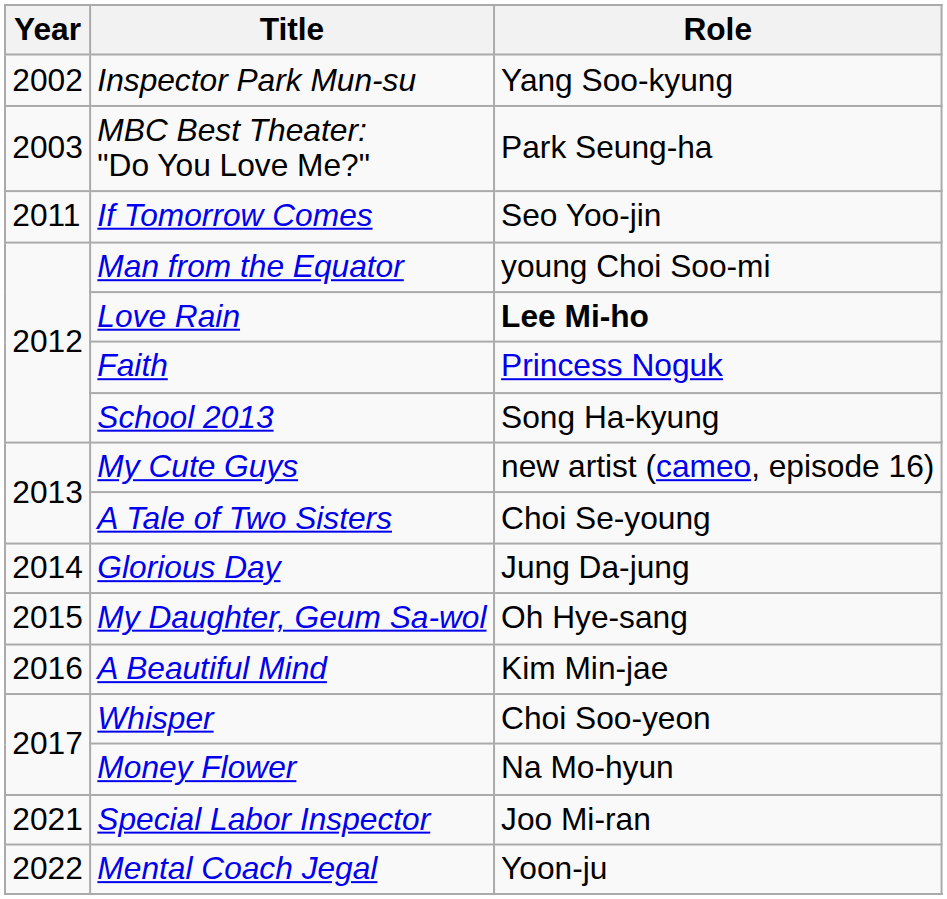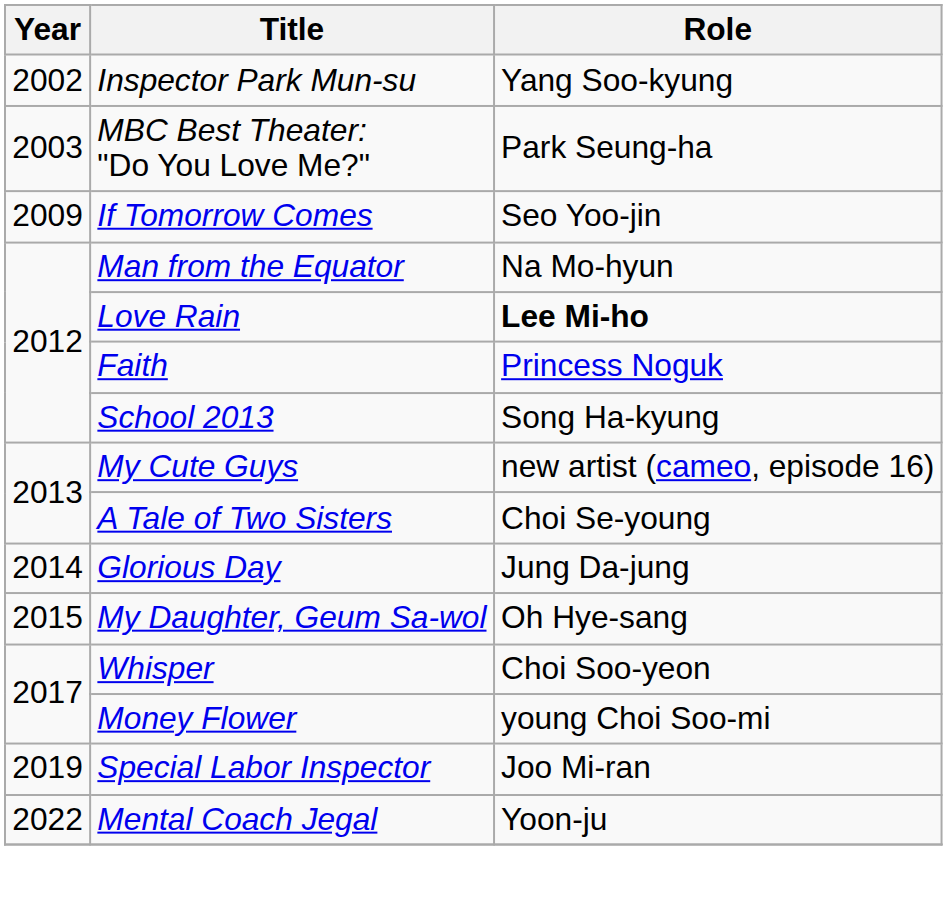(46, 215) 2011 -> (48, 215) 2009
(636, 266) young Choi Soo-mi -> (587, 266) Na Mo-hyun
- row: (212, 668)
(587, 768) Na Mo-hyun -> (636, 718) young Choi Soo-mi
(48, 818) 2021 -> (48, 768) 2019
